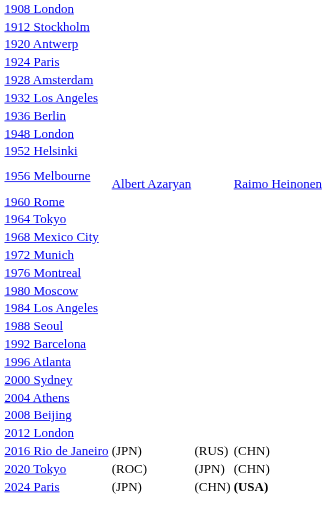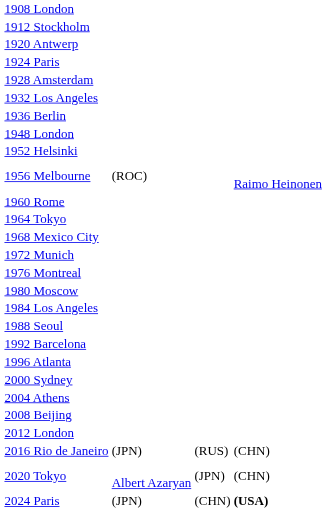(151, 183) Albert Azaryan -> (129, 176) (ROC)
(129, 468) (ROC) -> (151, 483) Albert Azaryan
